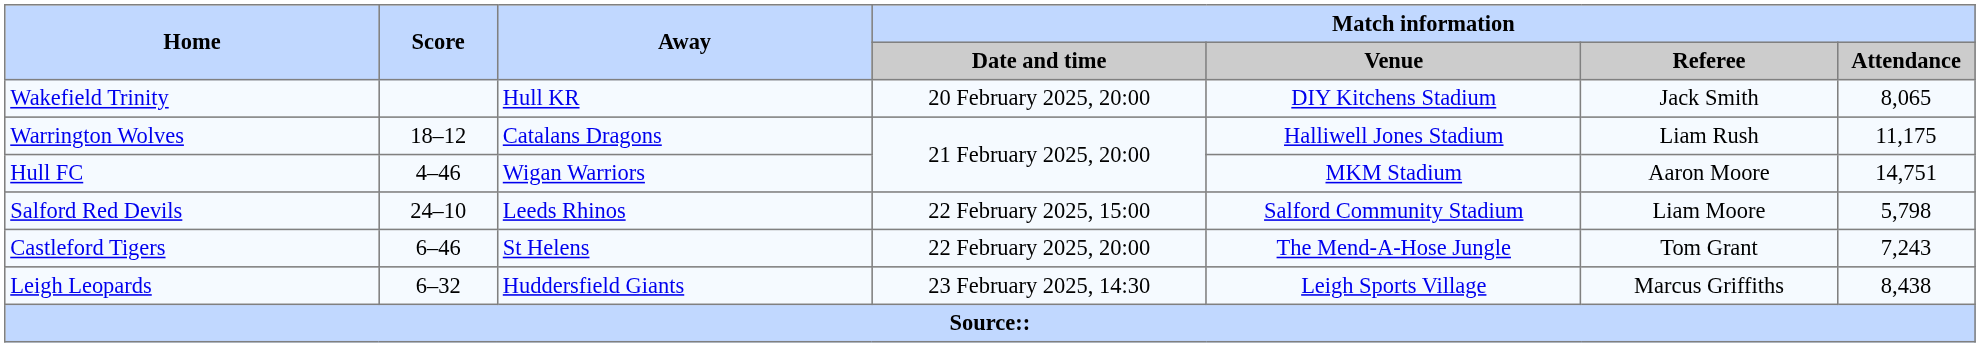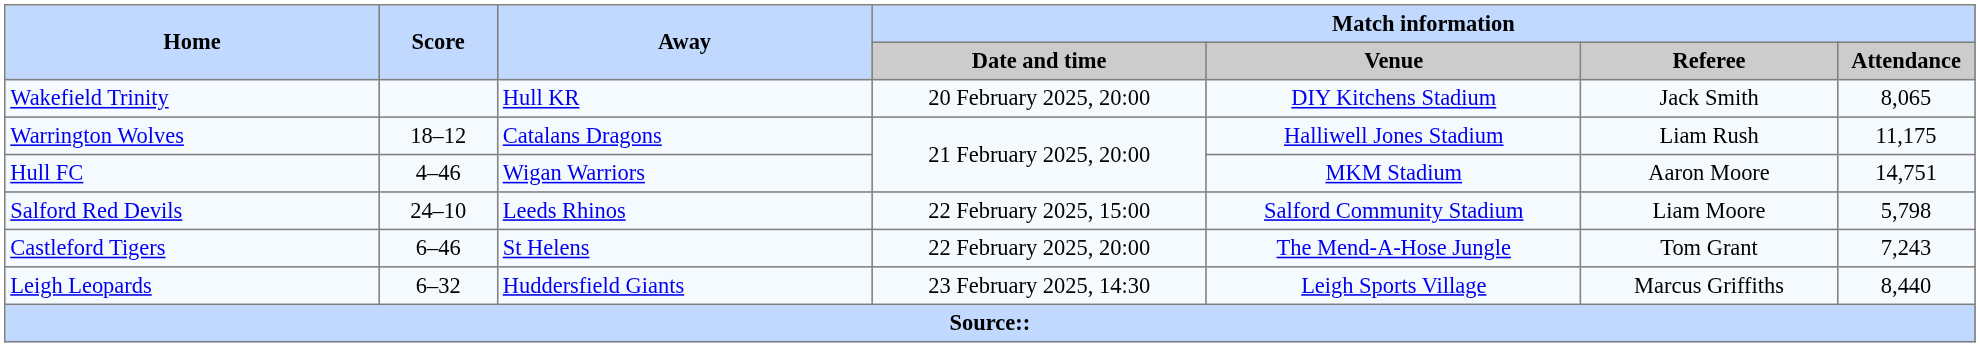(1906, 285) 8,438 -> (1906, 285) 8,440
